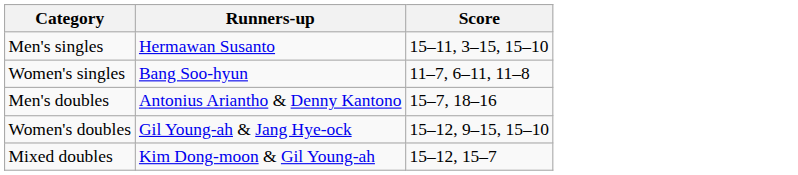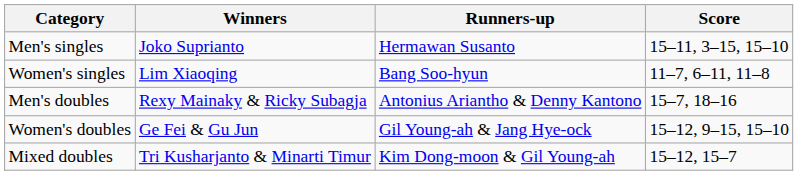+ column: (255, 18)
